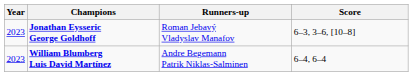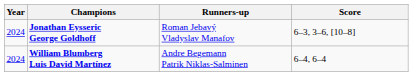(16, 33) 2023 -> (16, 33) 2024
(16, 59) 2023 -> (16, 59) 2024
